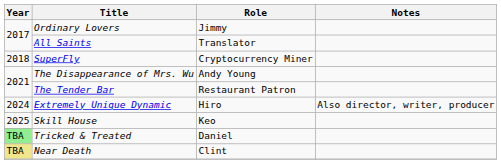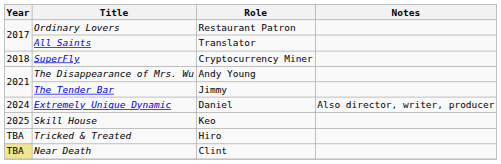(213, 28) Jimmy -> (247, 28) Restaurant Patron
(247, 89) Restaurant Patron -> (213, 89) Jimmy
(210, 105) Hiro -> (216, 105) Daniel
(15, 136) lightgreen background -> (15, 136) no background
(216, 136) Daniel -> (210, 136) Hiro
